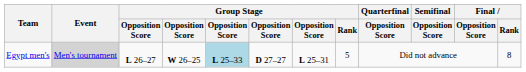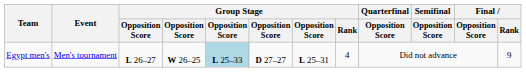(85, 55) lightgrey background -> (85, 55) no background
(347, 55) 5 -> (347, 55) 4
(509, 55) 8 -> (509, 55) 9
